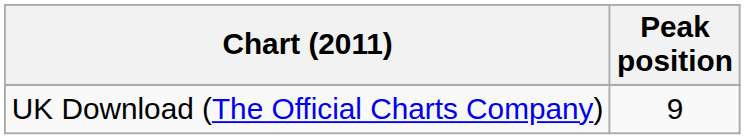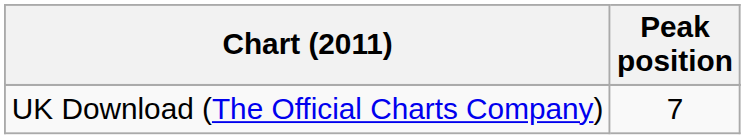(675, 108) 9 -> (675, 108) 7
